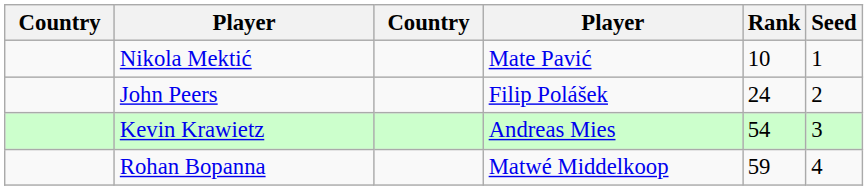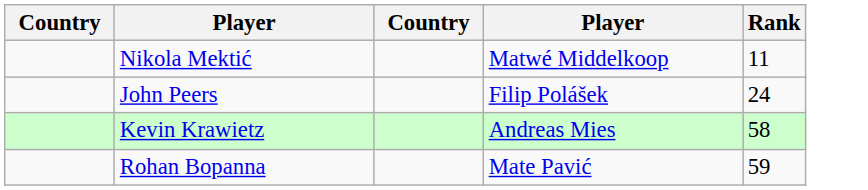- column: (834, 22)
(540, 58) Mate Pavić -> (579, 58) Matwé Middelkoop
(759, 58) 10 -> (759, 58) 11
(759, 130) 54 -> (759, 130) 58
(579, 166) Matwé Middelkoop -> (540, 166) Mate Pavić
